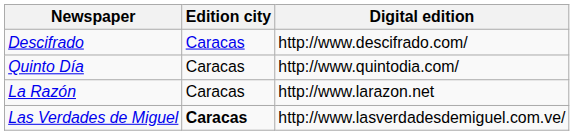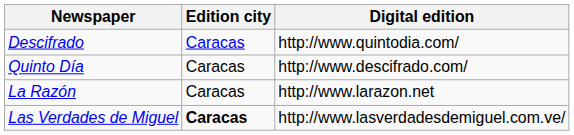(373, 42) http://www.descifrado.com/ -> (369, 42) http://www.quintodia.com/
(369, 67) http://www.quintodia.com/ -> (373, 67) http://www.descifrado.com/
